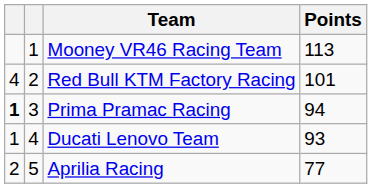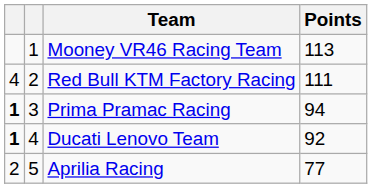(320, 79) 101 -> (319, 79) 111
(14, 139) normal -> (14, 139) bold
(315, 139) 93 -> (315, 139) 92
